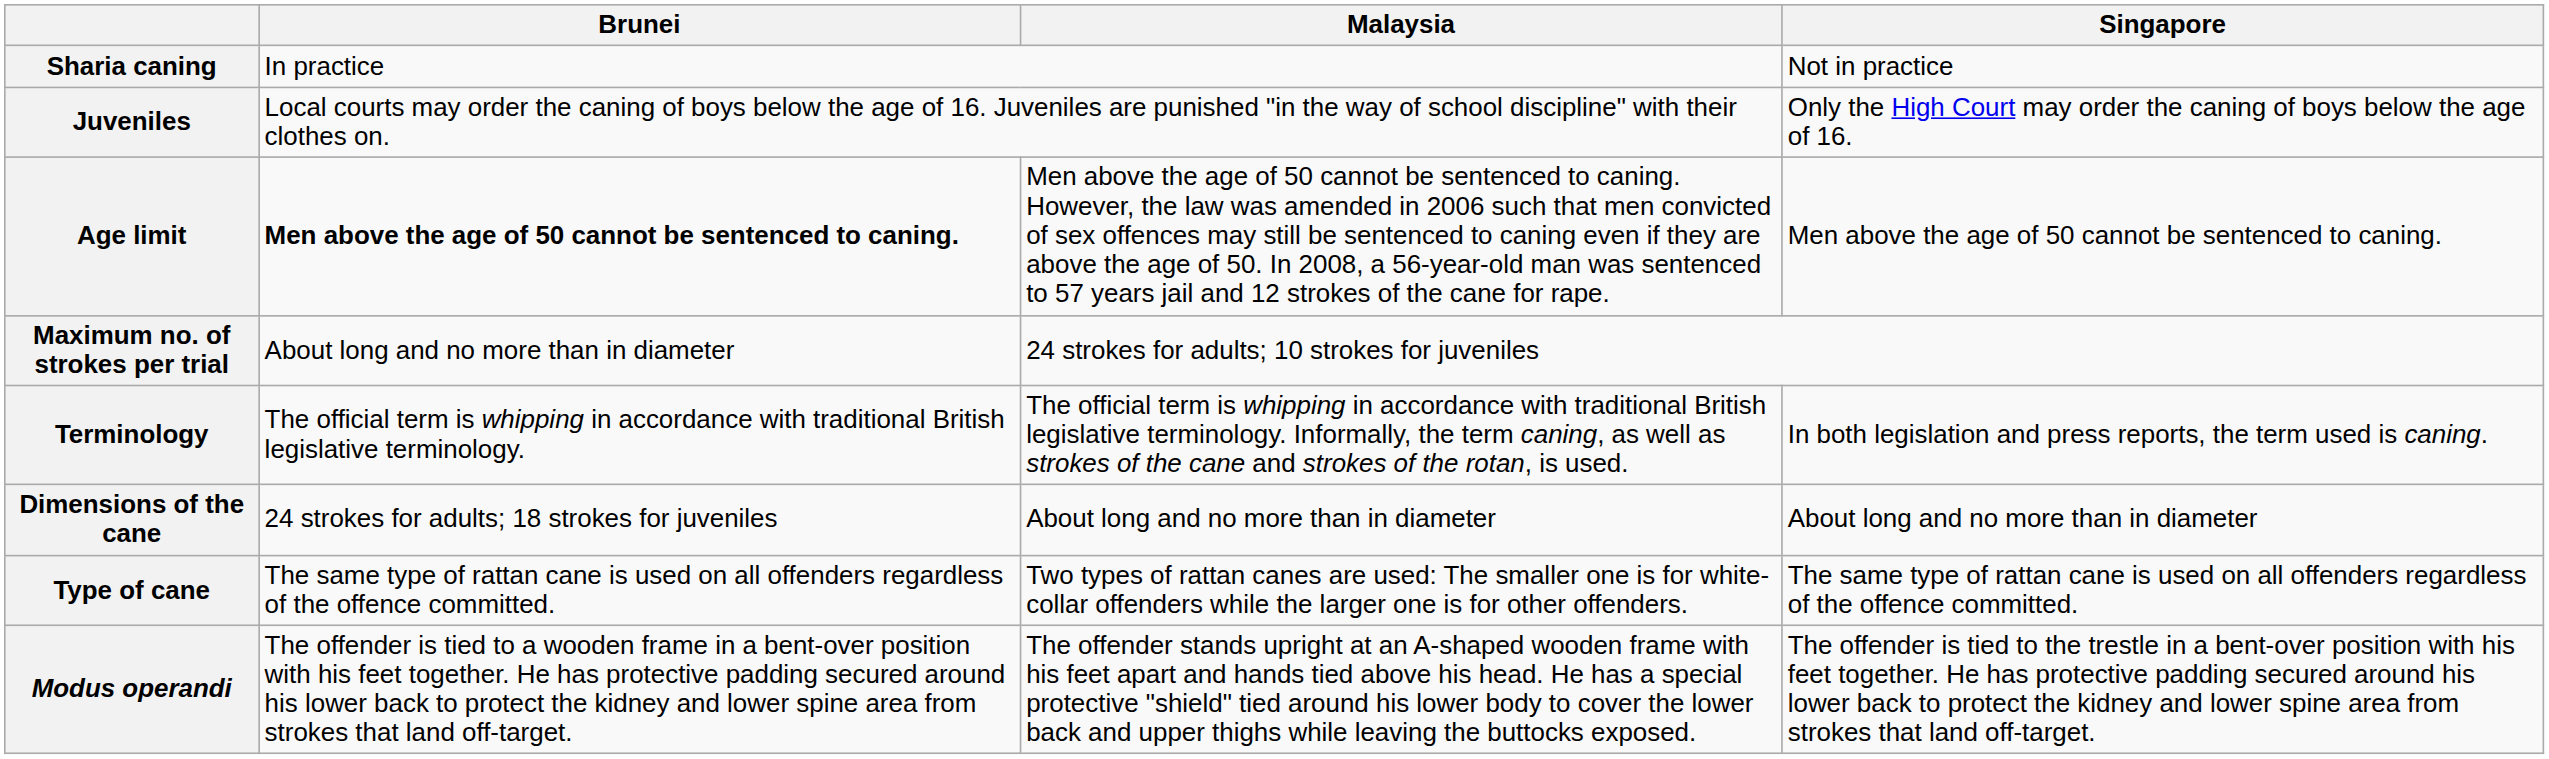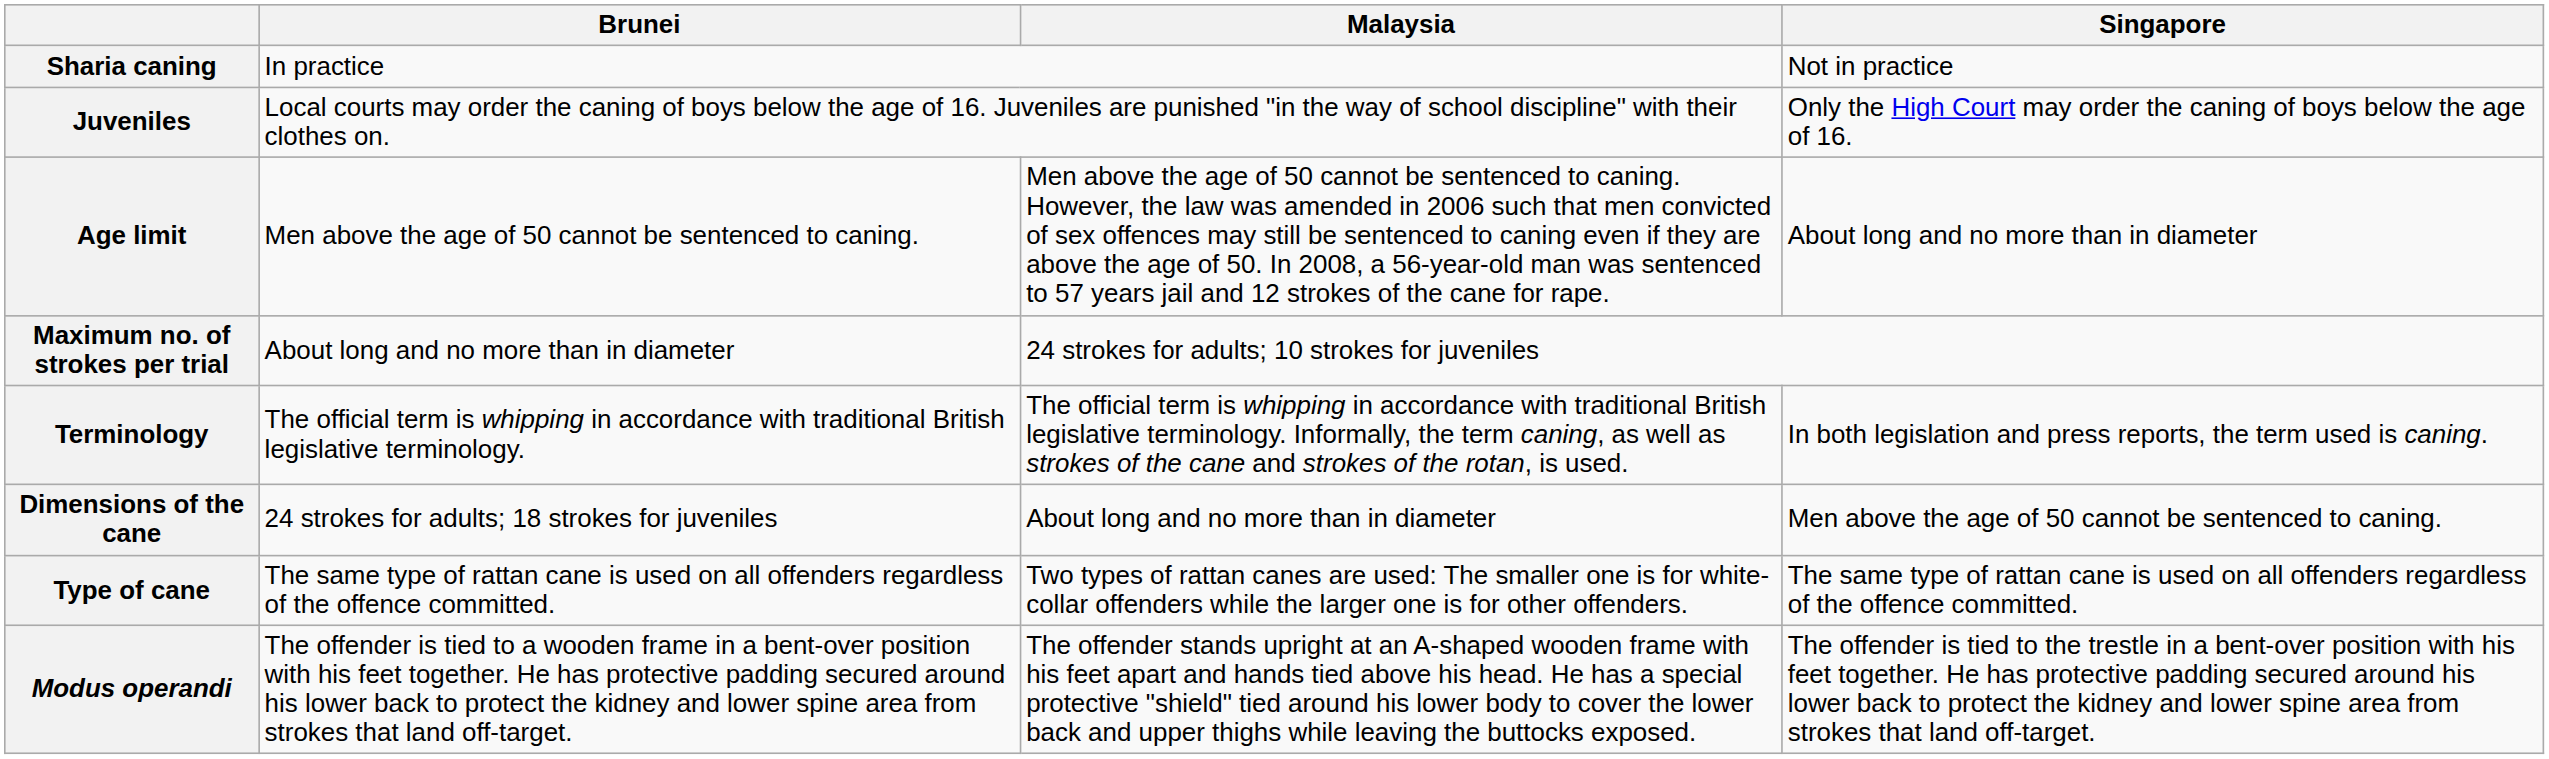(612, 235) bold -> (592, 235) normal
(2115, 235) Men above the age of 50 cannot be sentenced to caning. -> (2023, 235) About long and no more than in diameter
(2023, 519) About long and no more than in diameter -> (2115, 519) Men above the age of 50 cannot be sentenced to caning.
